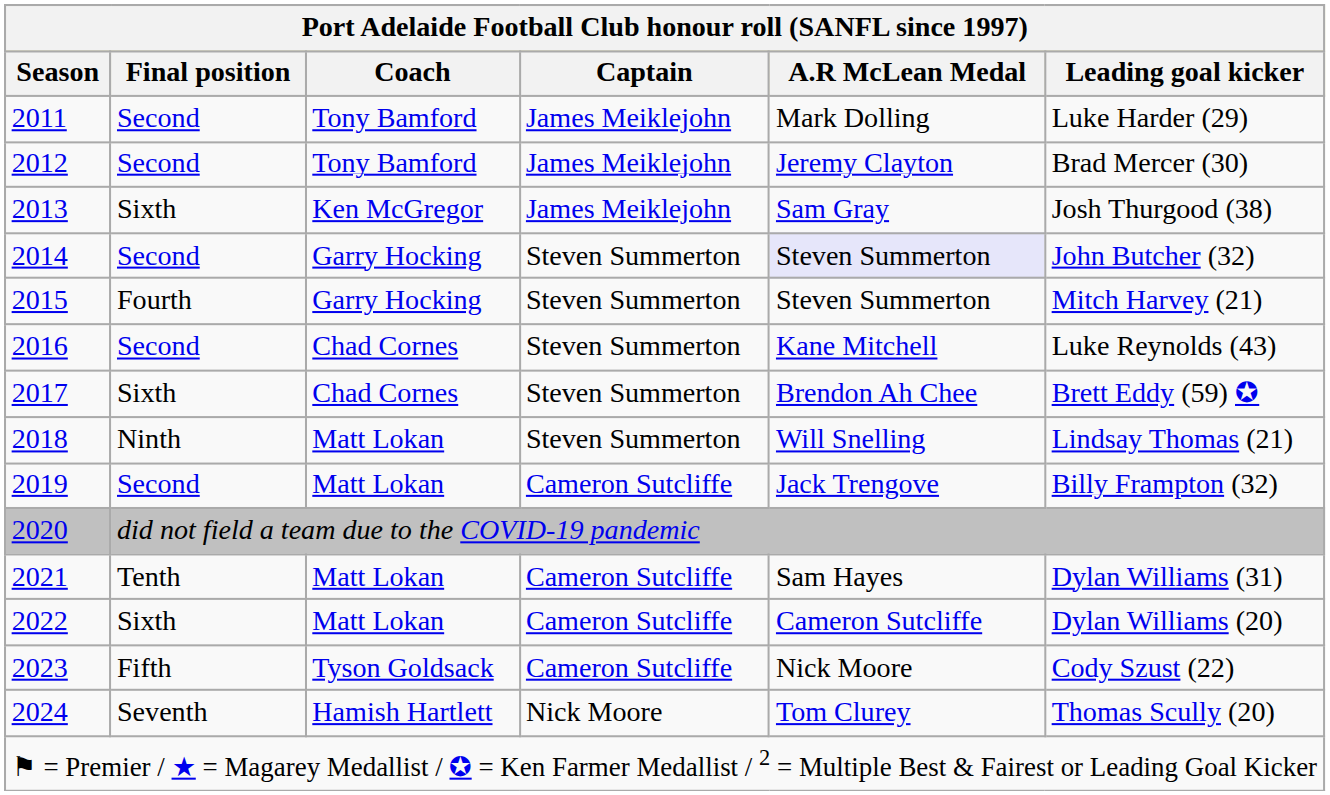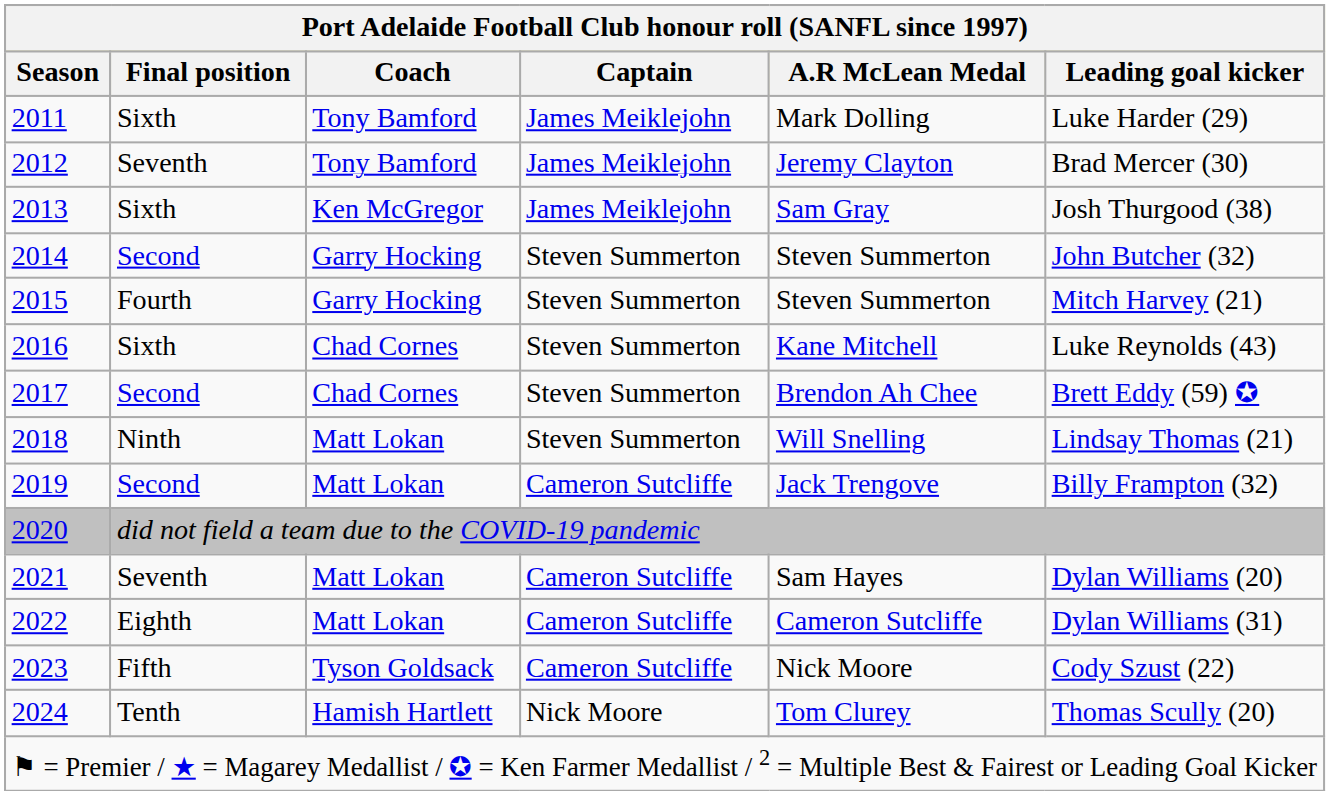(158, 118) Second -> (147, 118) Sixth
(158, 164) Second -> (162, 164) Seventh
(883, 255) lavender background -> (883, 255) no background
(158, 346) Second -> (147, 346) Sixth
(147, 392) Sixth -> (158, 392) Second
(149, 576) Tenth -> (162, 576) Seventh
(1167, 576) Dylan Williams (31) -> (1167, 576) Dylan Williams (20)
(147, 621) Sixth -> (154, 621) Eighth
(1167, 621) Dylan Williams (20) -> (1167, 621) Dylan Williams (31)
(162, 712) Seventh -> (149, 712) Tenth
